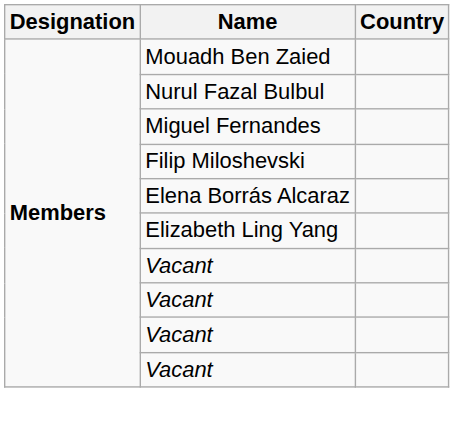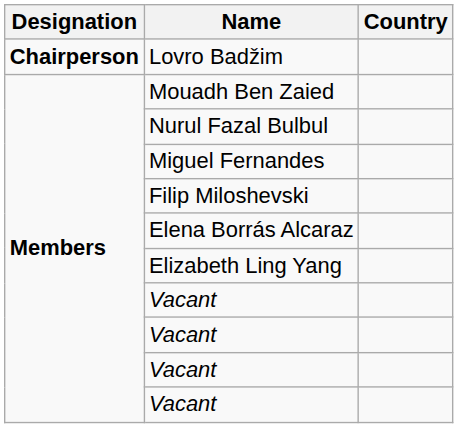+ row: (74, 56)
